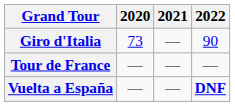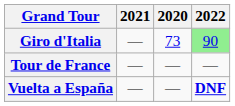columns swapped: (135, 16) <-> (173, 16)
(210, 40) no background -> (210, 40) lightgreen background
